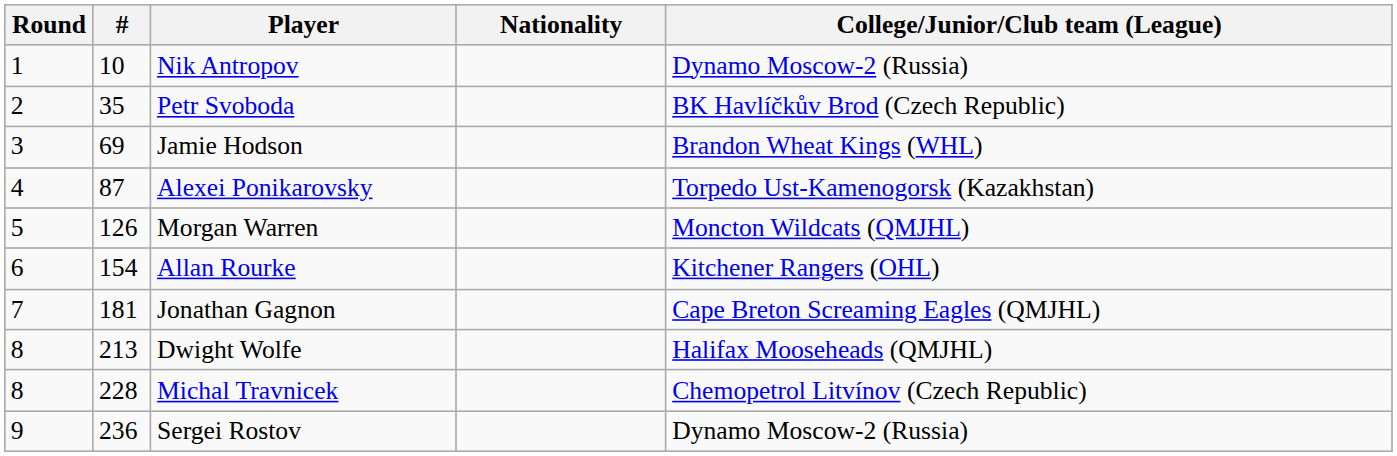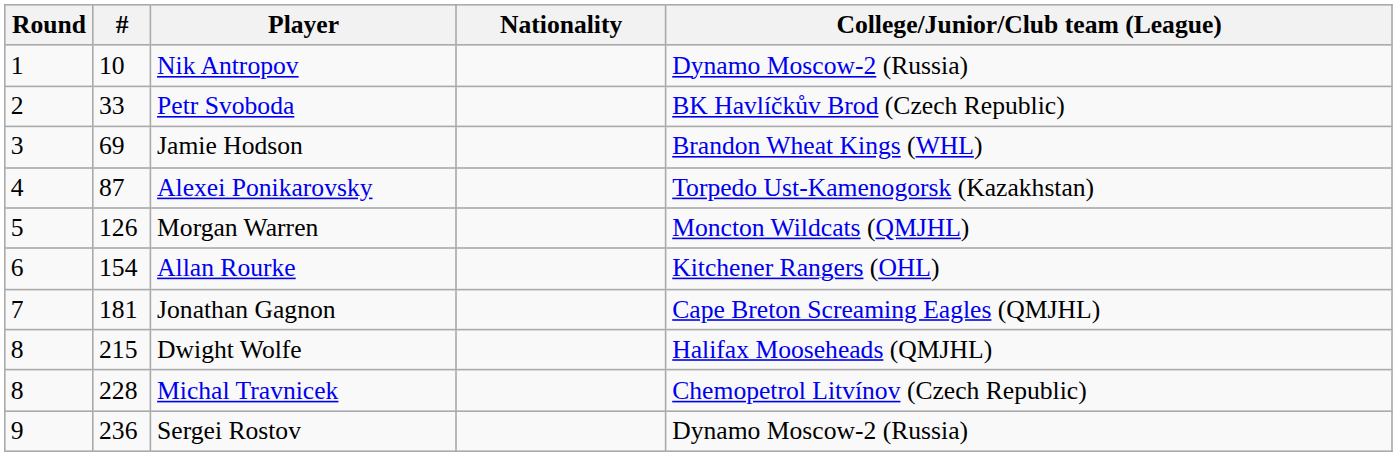(112, 106) 35 -> (112, 106) 33
(118, 349) 213 -> (118, 349) 215
